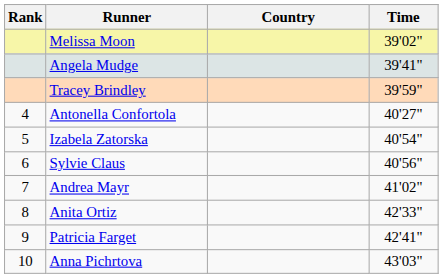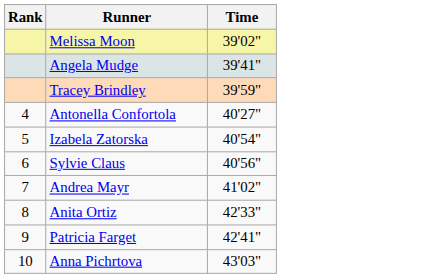- column: (288, 17)
